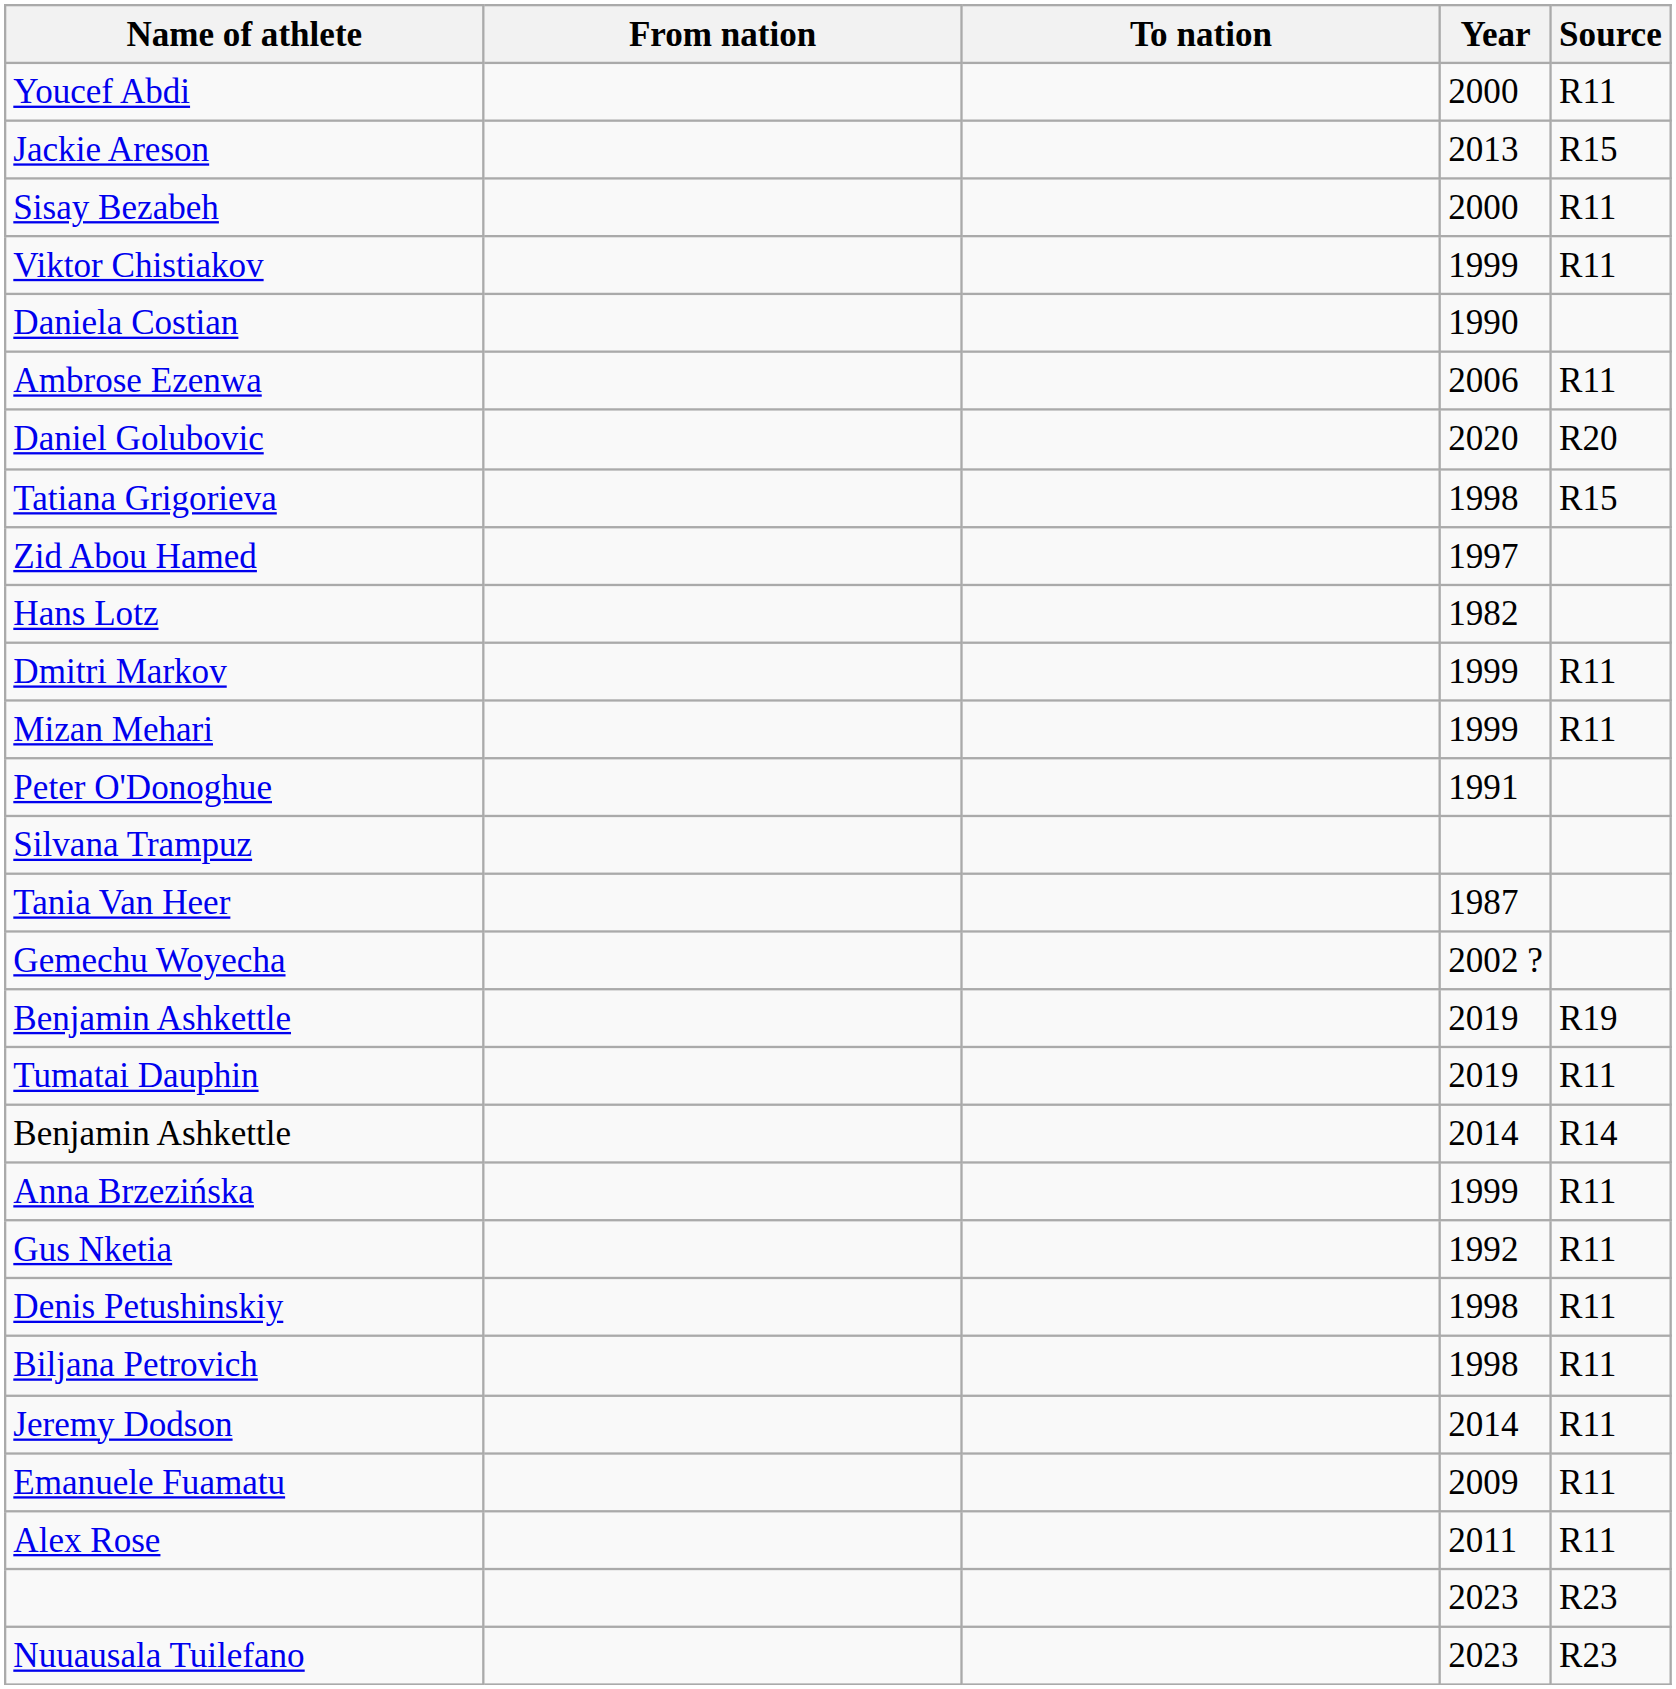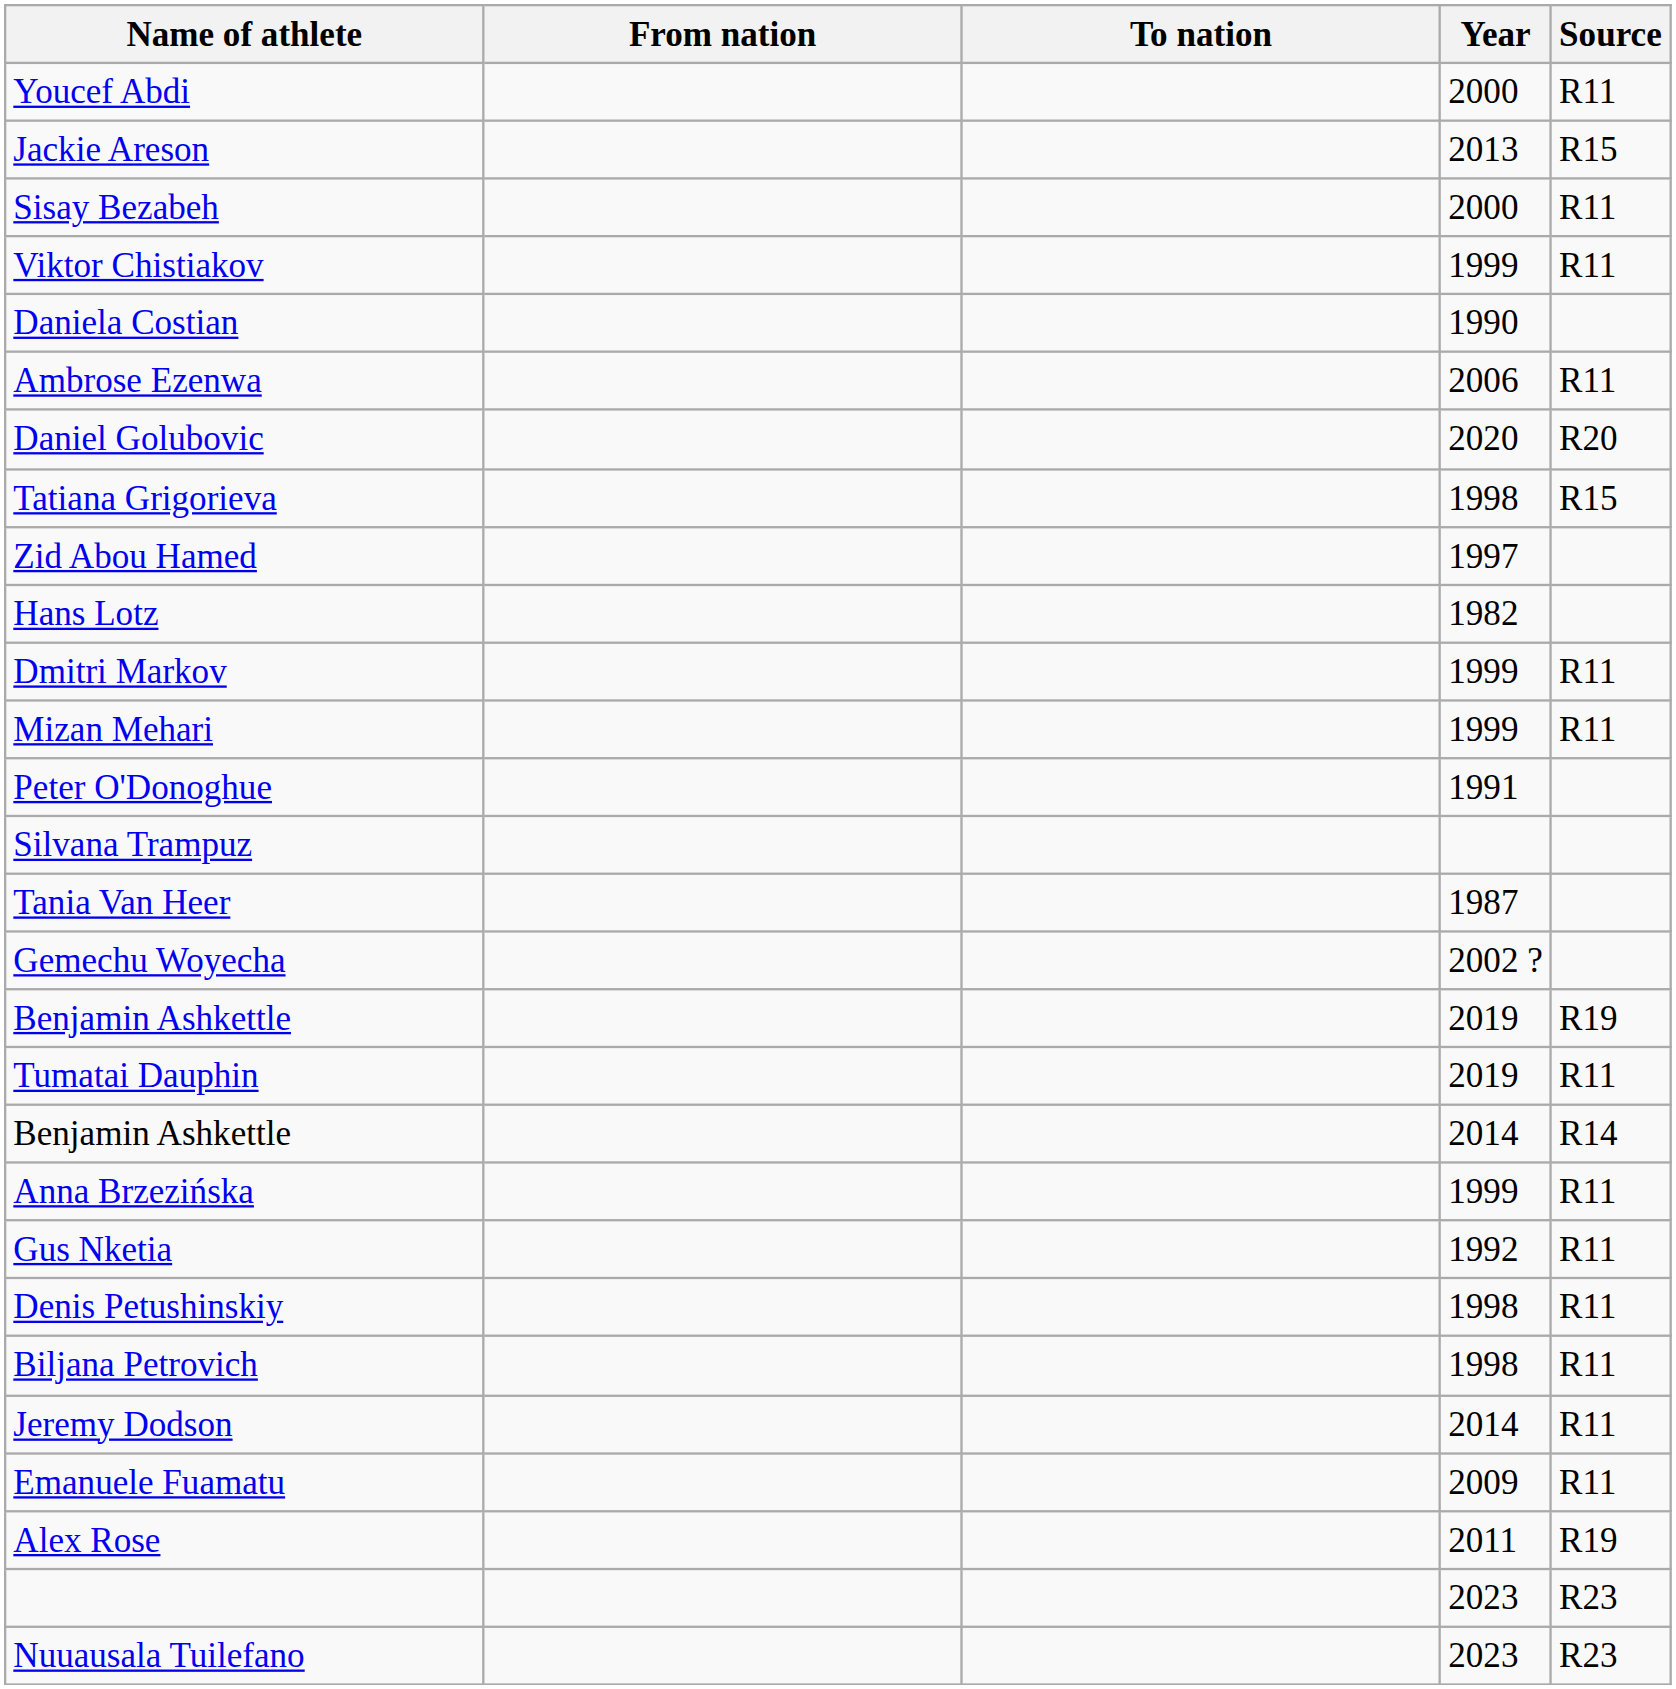(1588, 1538) R11 -> (1588, 1538) R19
